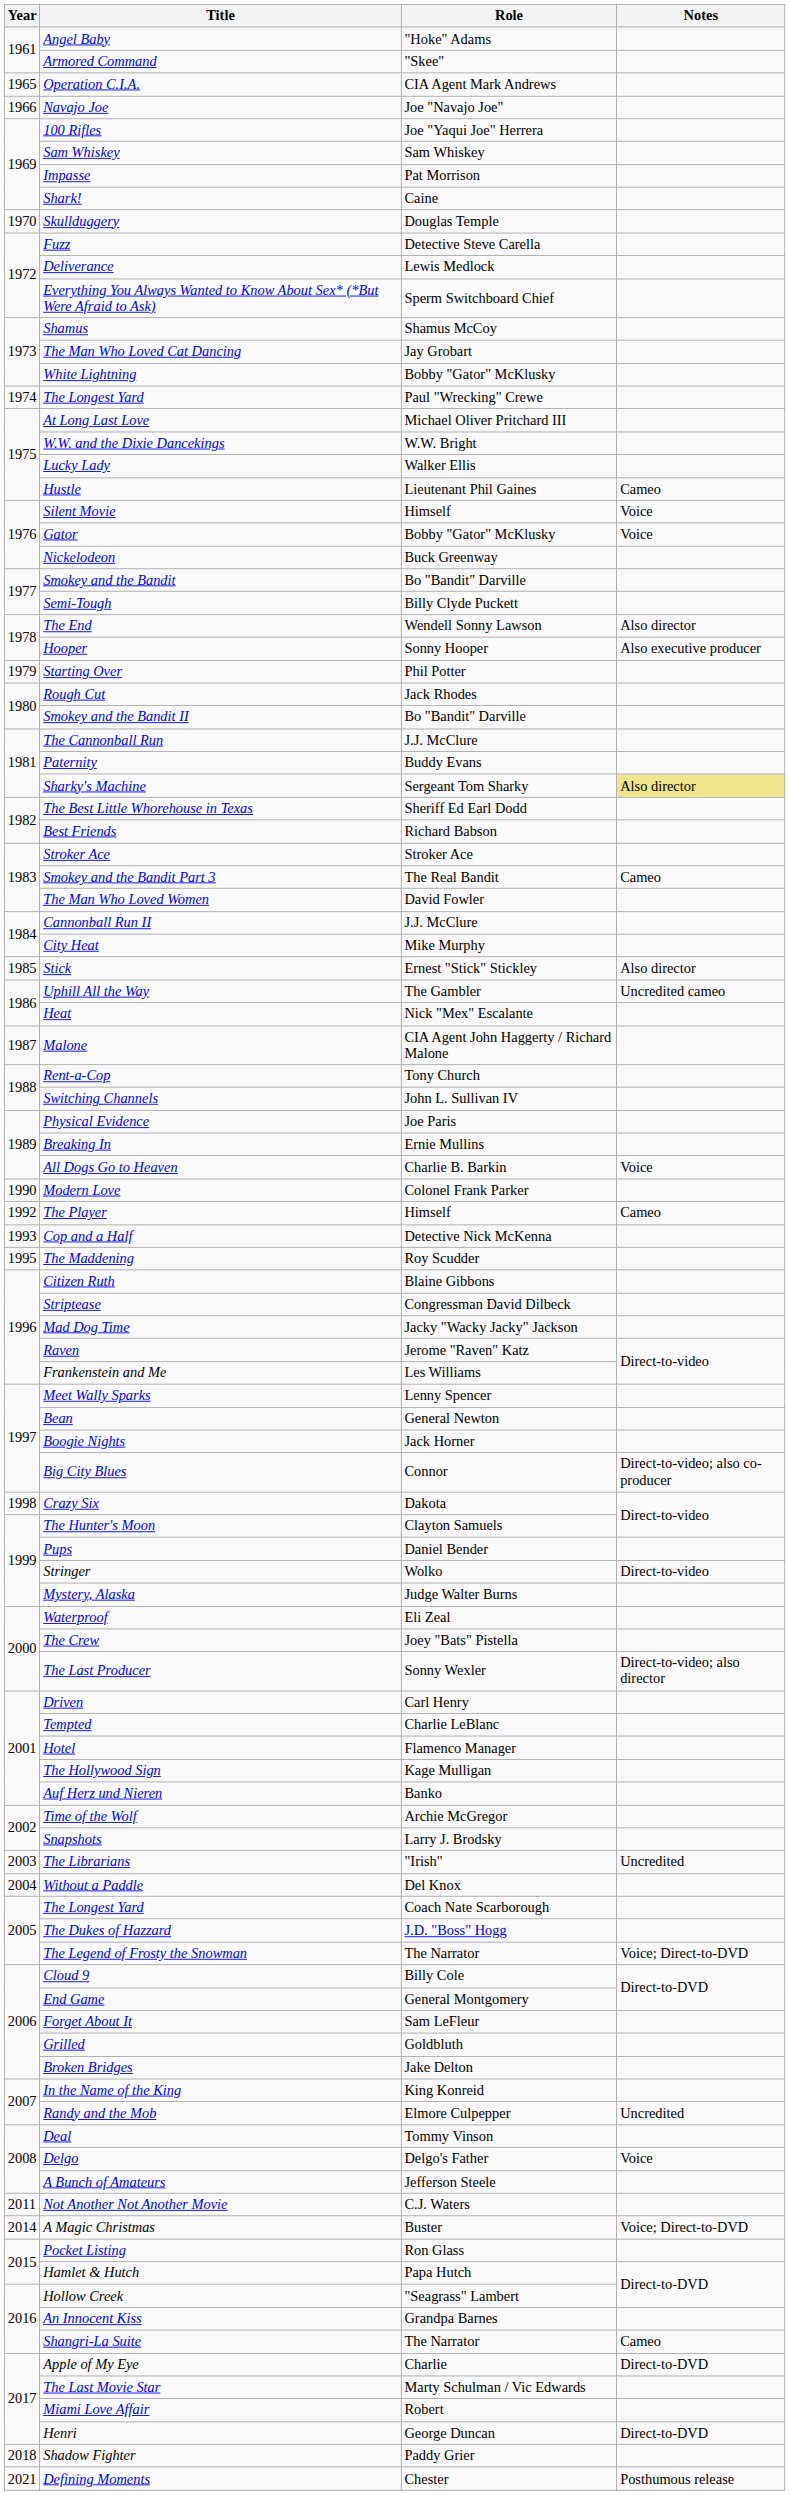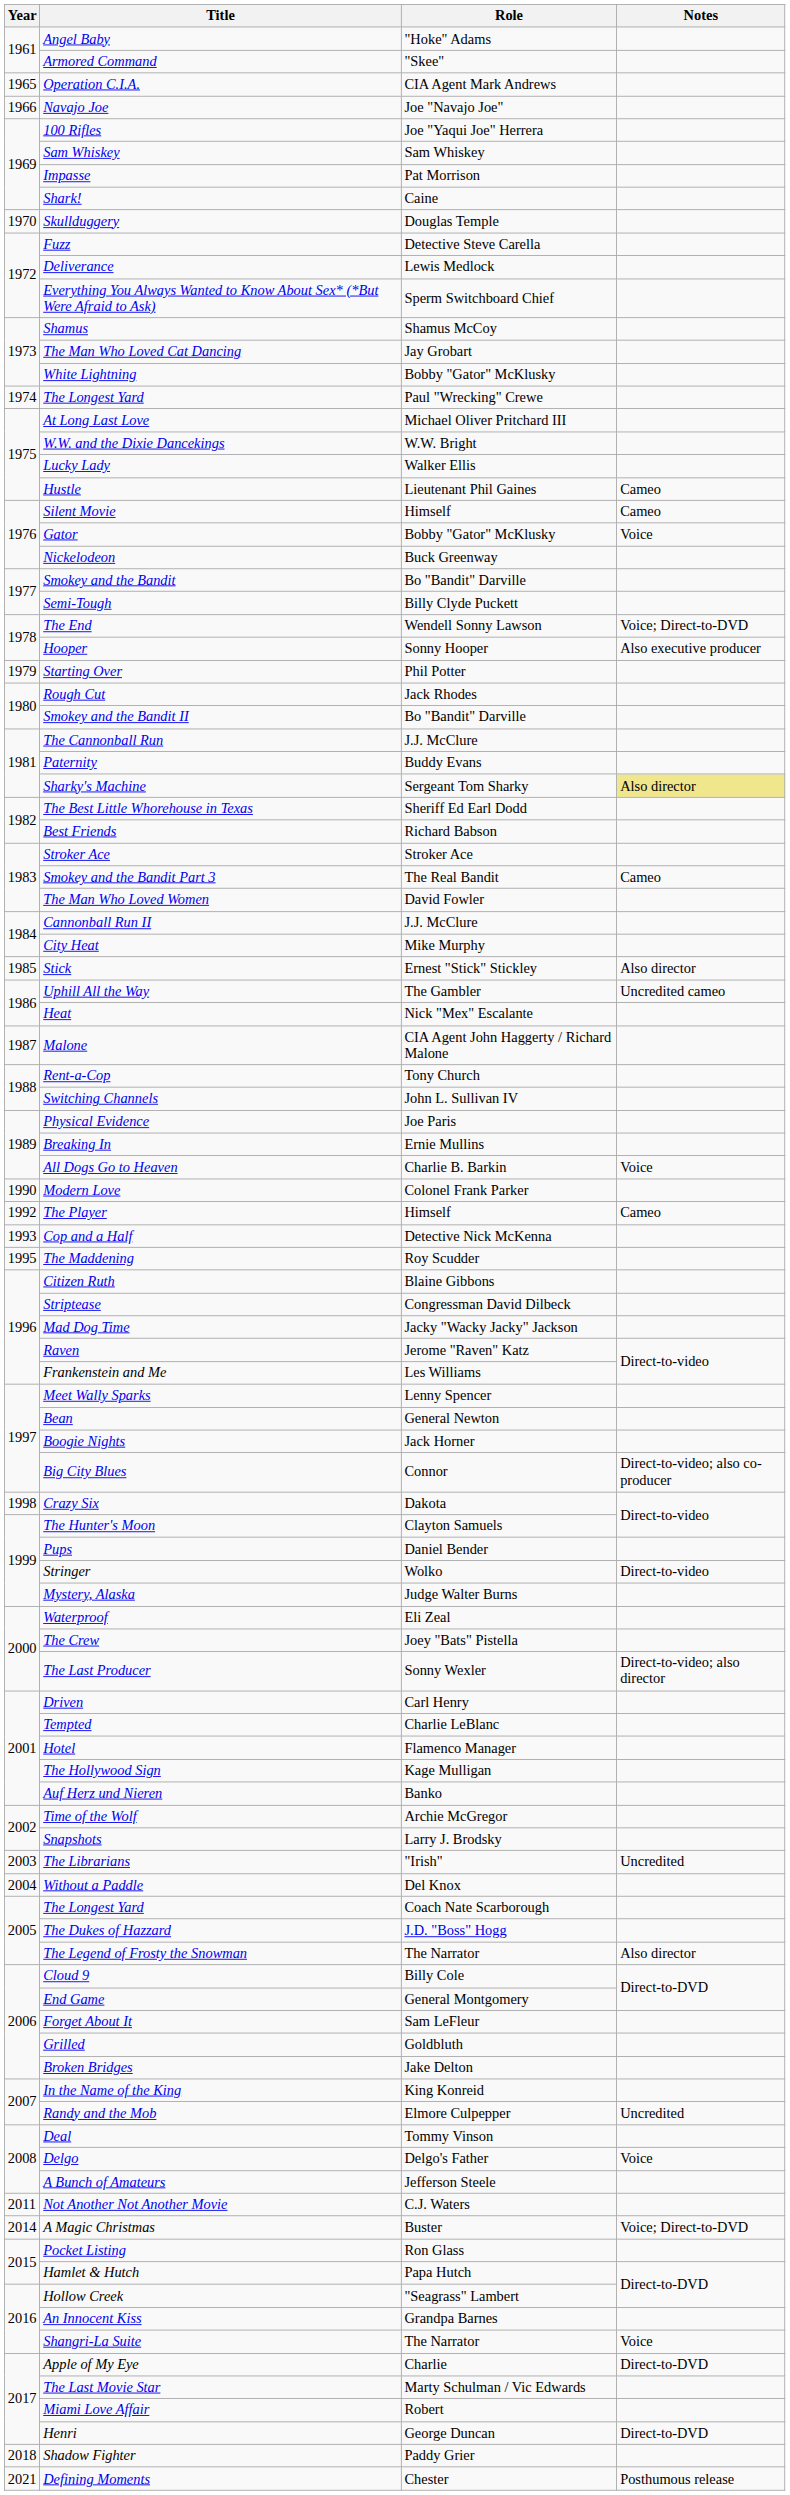(636, 511) Voice -> (641, 511) Cameo
(658, 625) Also director -> (684, 625) Voice; Direct-to-DVD
(684, 1953) Voice; Direct-to-DVD -> (658, 1953) Also director
(641, 2341) Cameo -> (636, 2341) Voice
